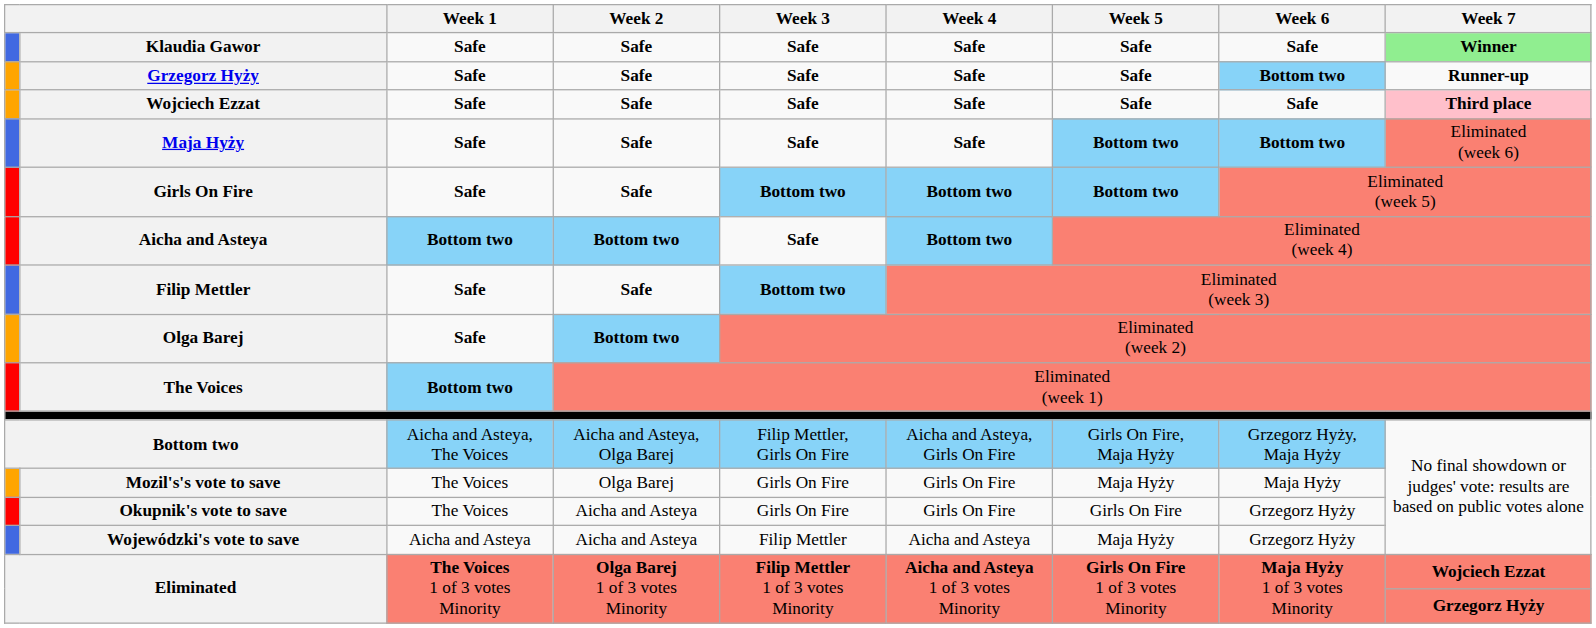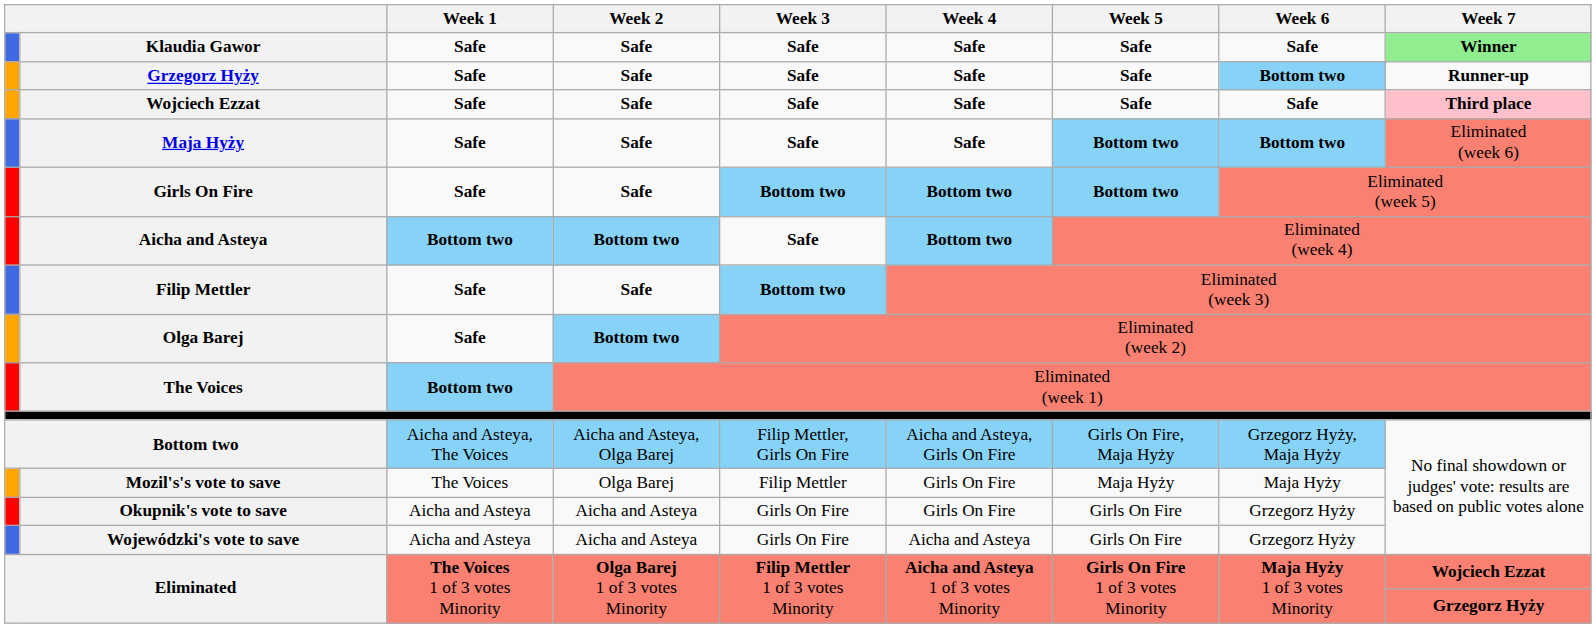(803, 482) Girls On Fire -> (803, 482) Filip Mettler
(470, 510) The Voices -> (470, 510) Aicha and Asteya
(803, 539) Filip Mettler -> (803, 539) Girls On Fire
(1136, 539) Maja Hyży -> (1136, 539) Girls On Fire
